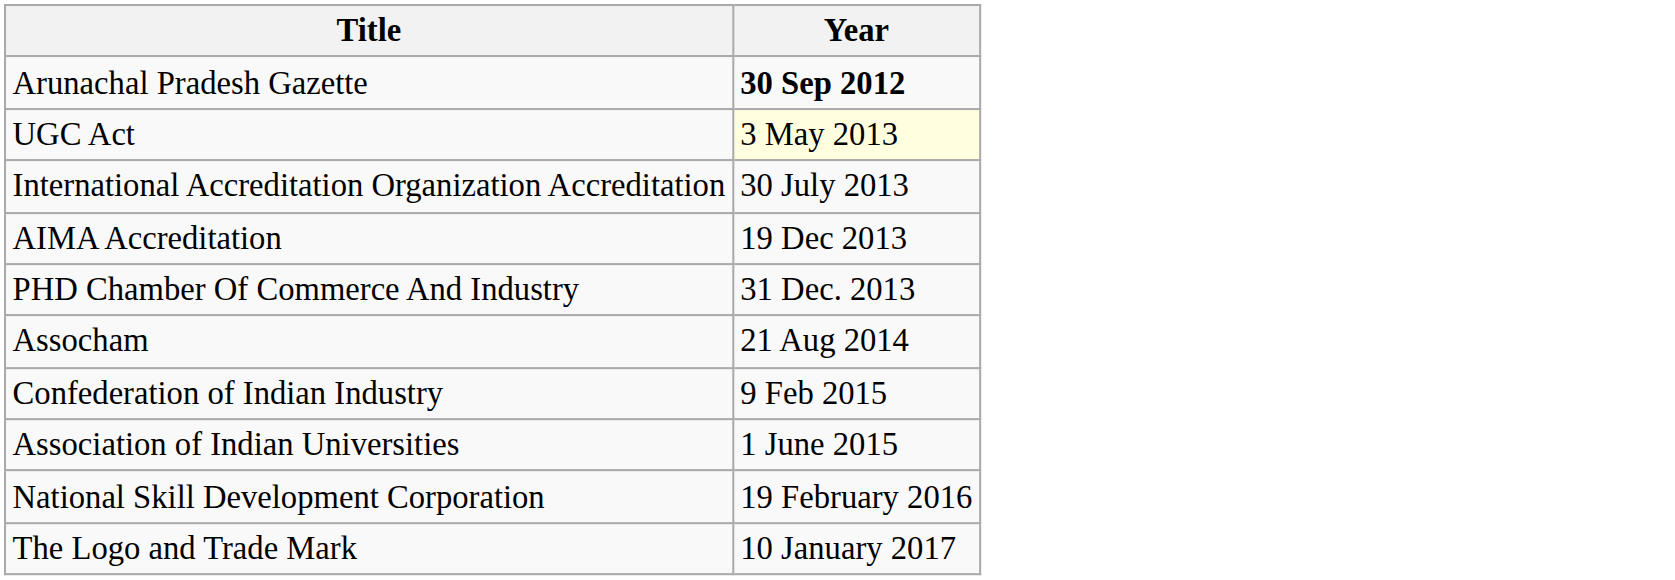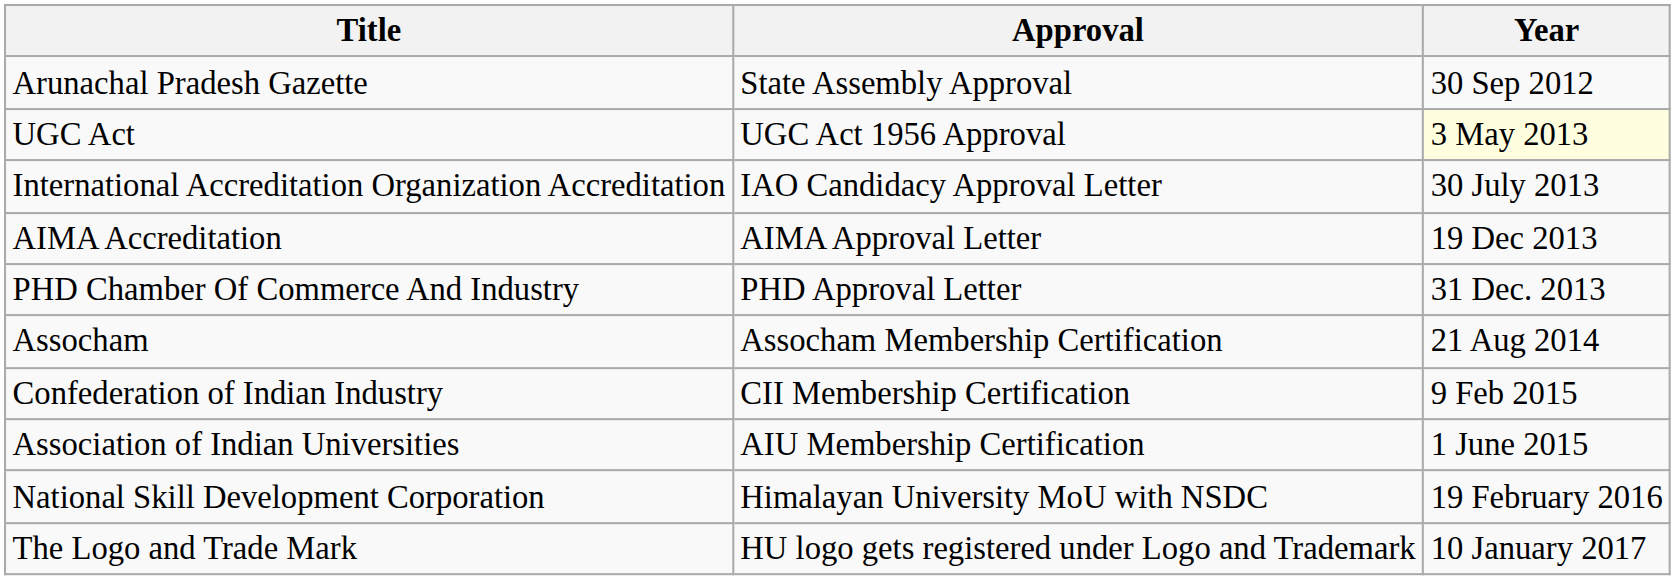+ column: (1078, 30)
(823, 82) bold -> (1512, 82) normal
